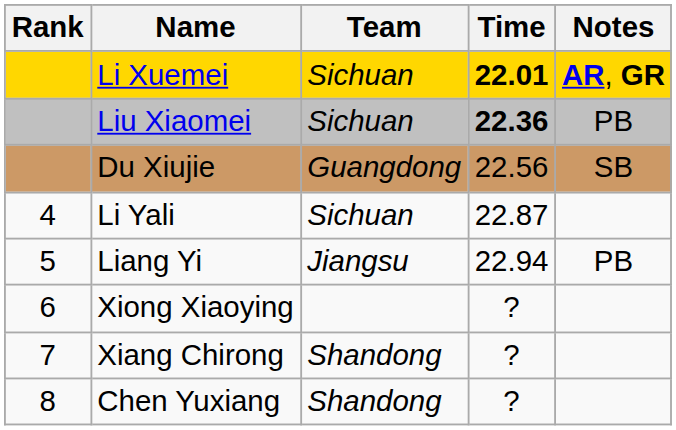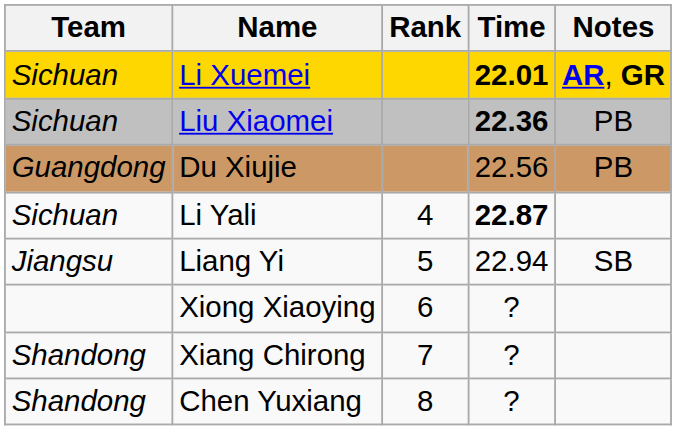columns swapped: (48, 27) <-> (384, 27)
(614, 167) SB -> (614, 167) PB
(512, 214) normal -> (512, 214) bold
(614, 261) PB -> (614, 261) SB
